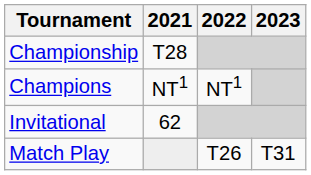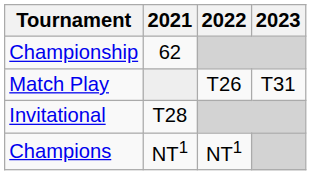(170, 52) T28 -> (170, 52) 62
rows swapped: (59, 153) <-> (60, 87)
(170, 121) 62 -> (170, 116) T28
